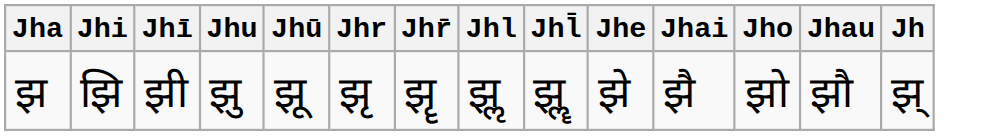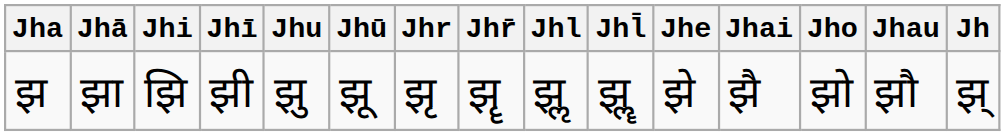+ column: (102, 28)
